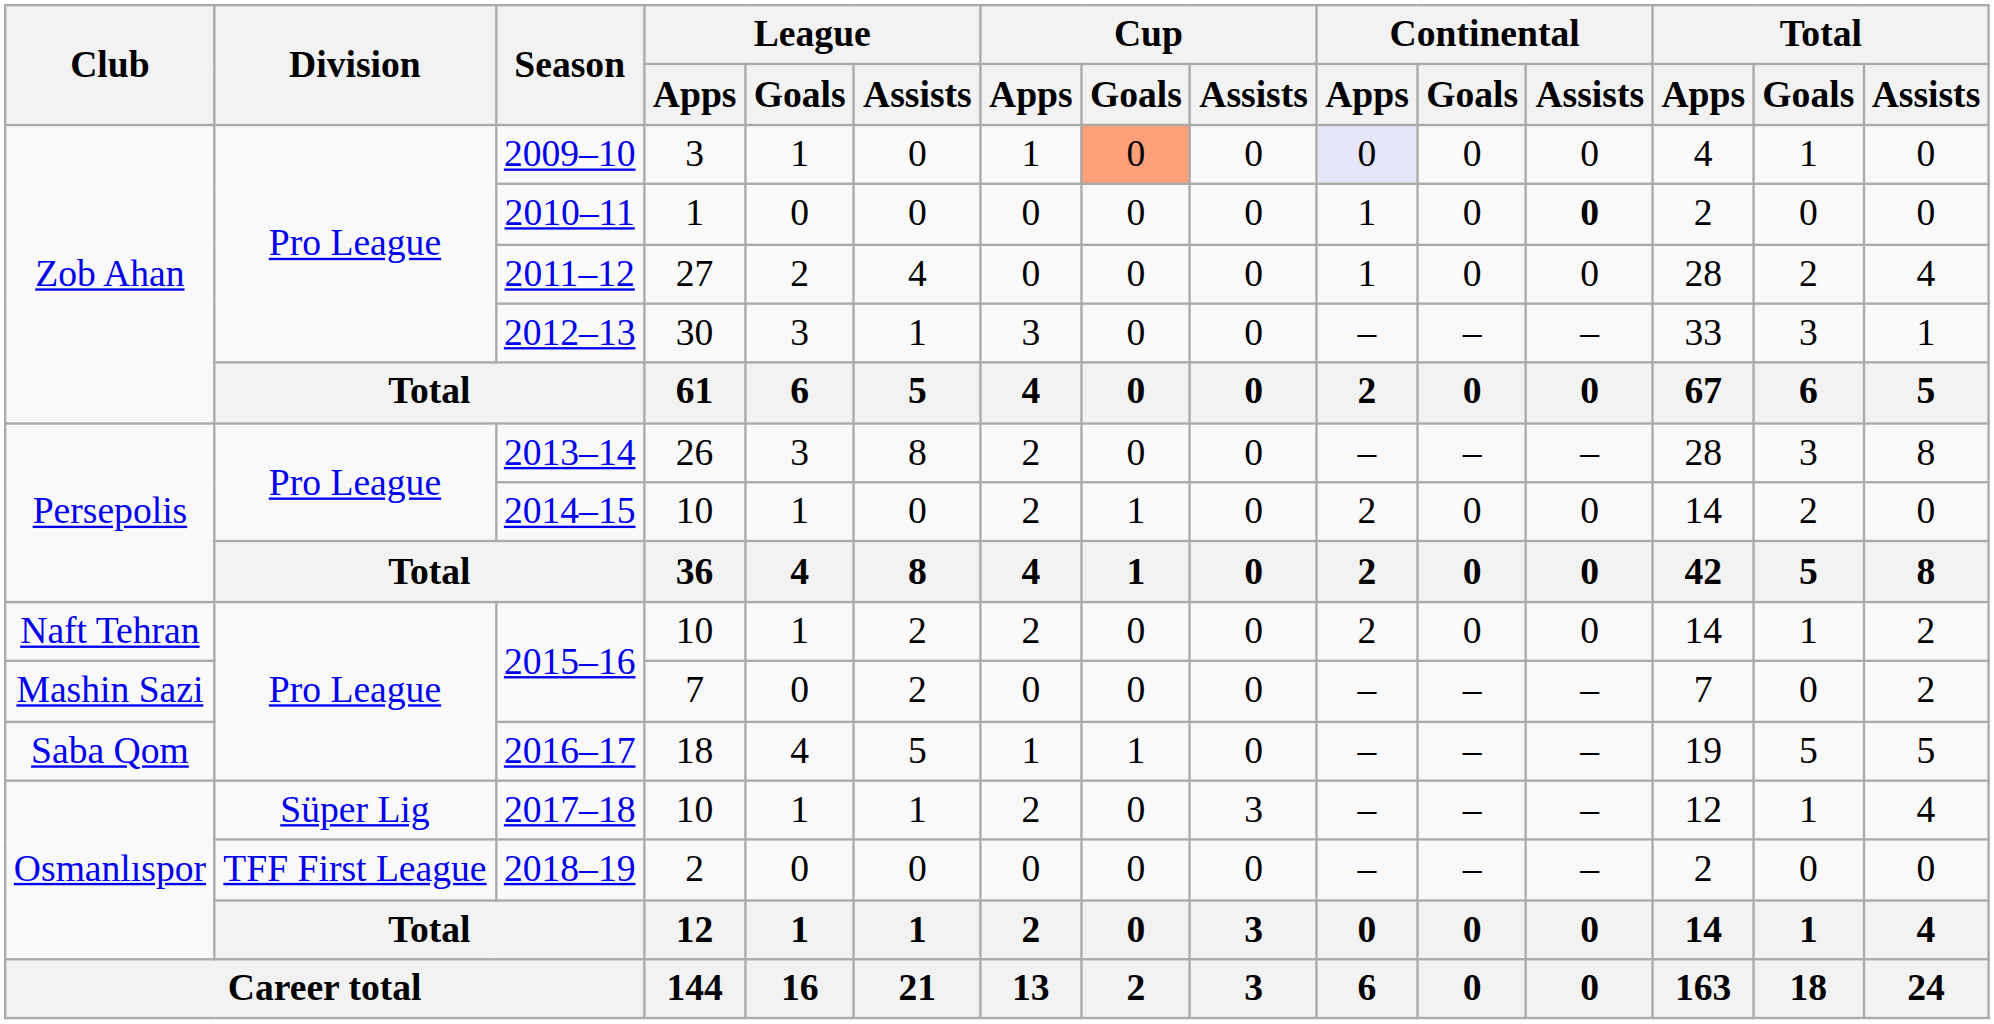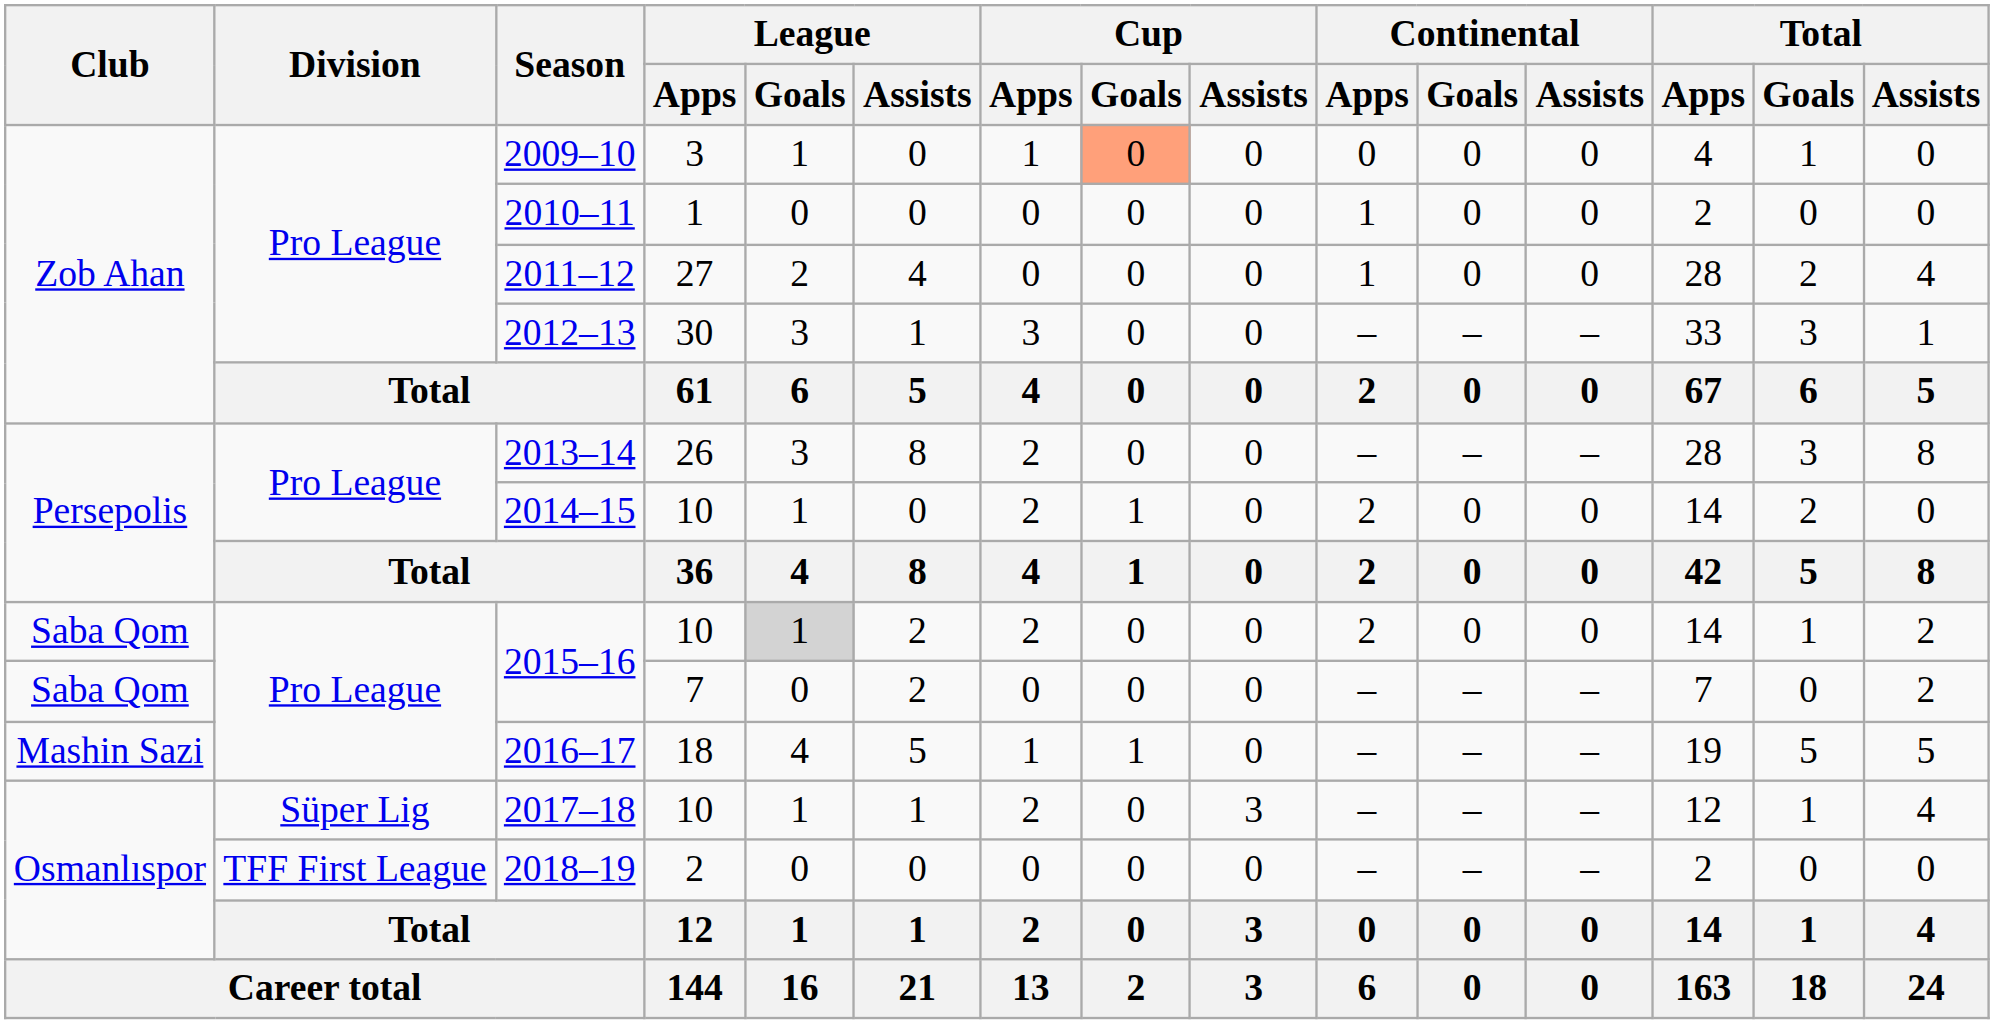(1367, 153) lavender background -> (1367, 153) no background
(1590, 213) bold -> (1590, 213) normal
(110, 630) Naft Tehran -> (110, 630) Saba Qom
(800, 630) no background -> (800, 630) lightgrey background
(110, 690) Mashin Sazi -> (110, 690) Saba Qom
(110, 749) Saba Qom -> (110, 749) Mashin Sazi
